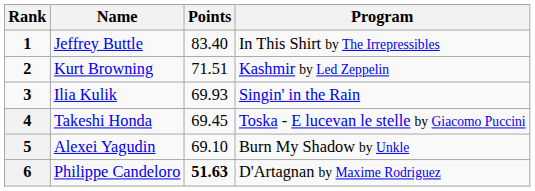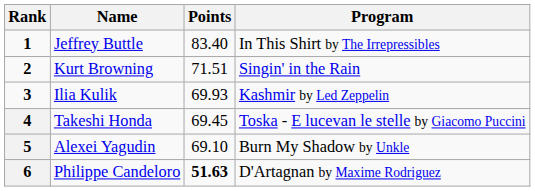(314, 69) Kashmir by Led Zeppelin -> (300, 69) Singin' in the Rain
(300, 95) Singin' in the Rain -> (314, 95) Kashmir by Led Zeppelin
